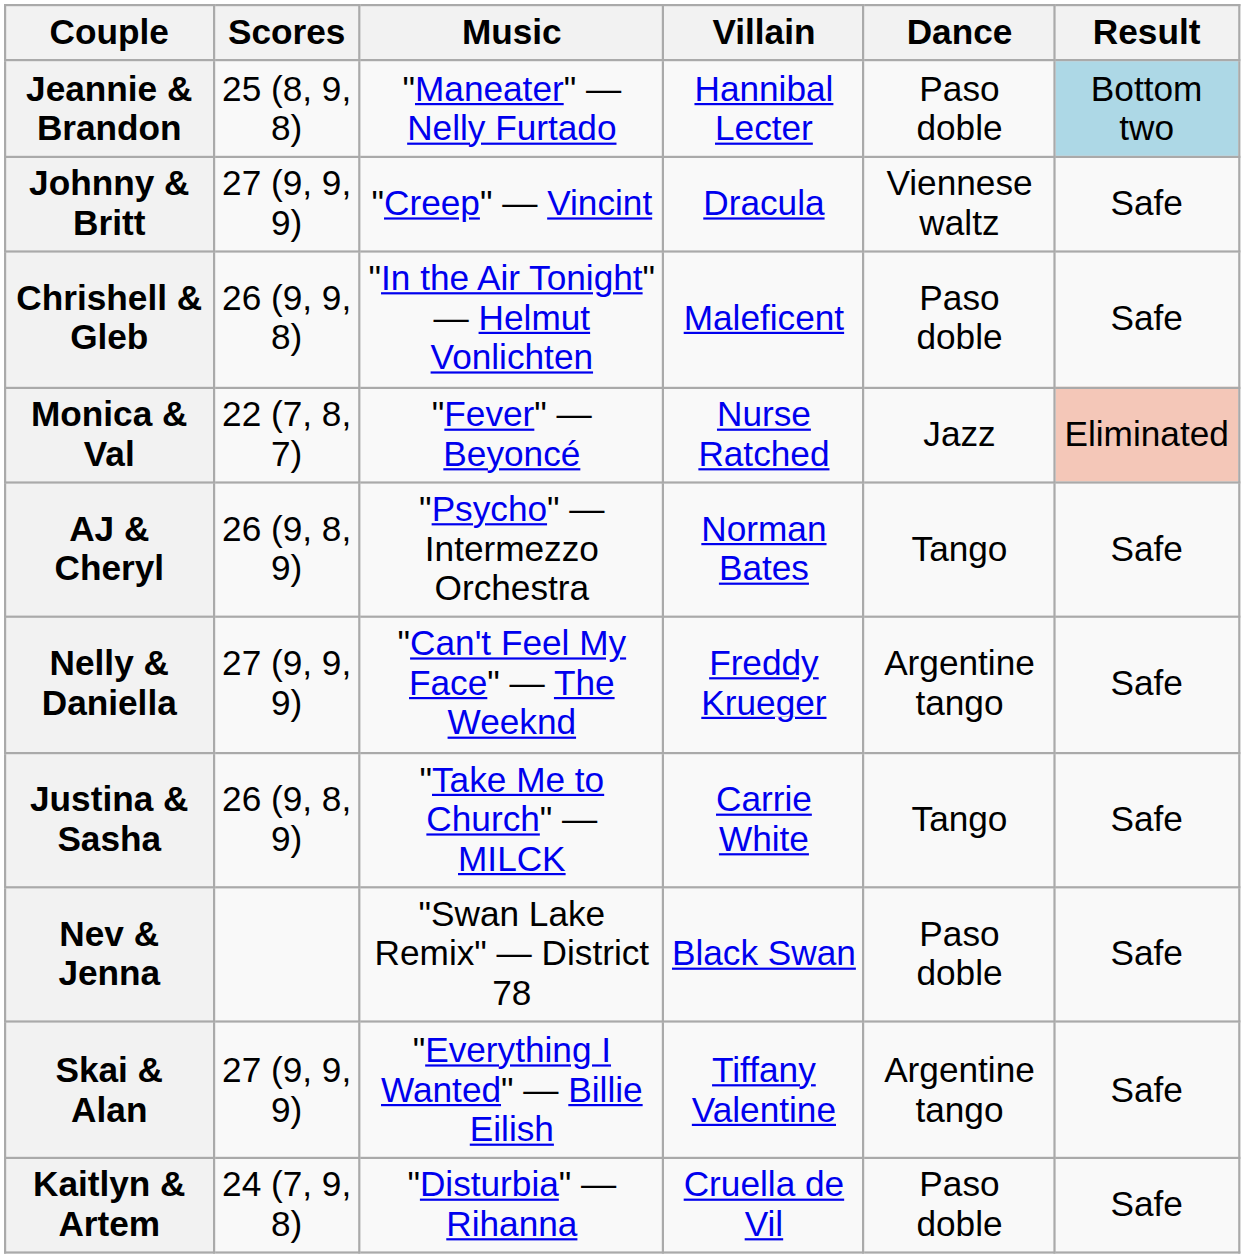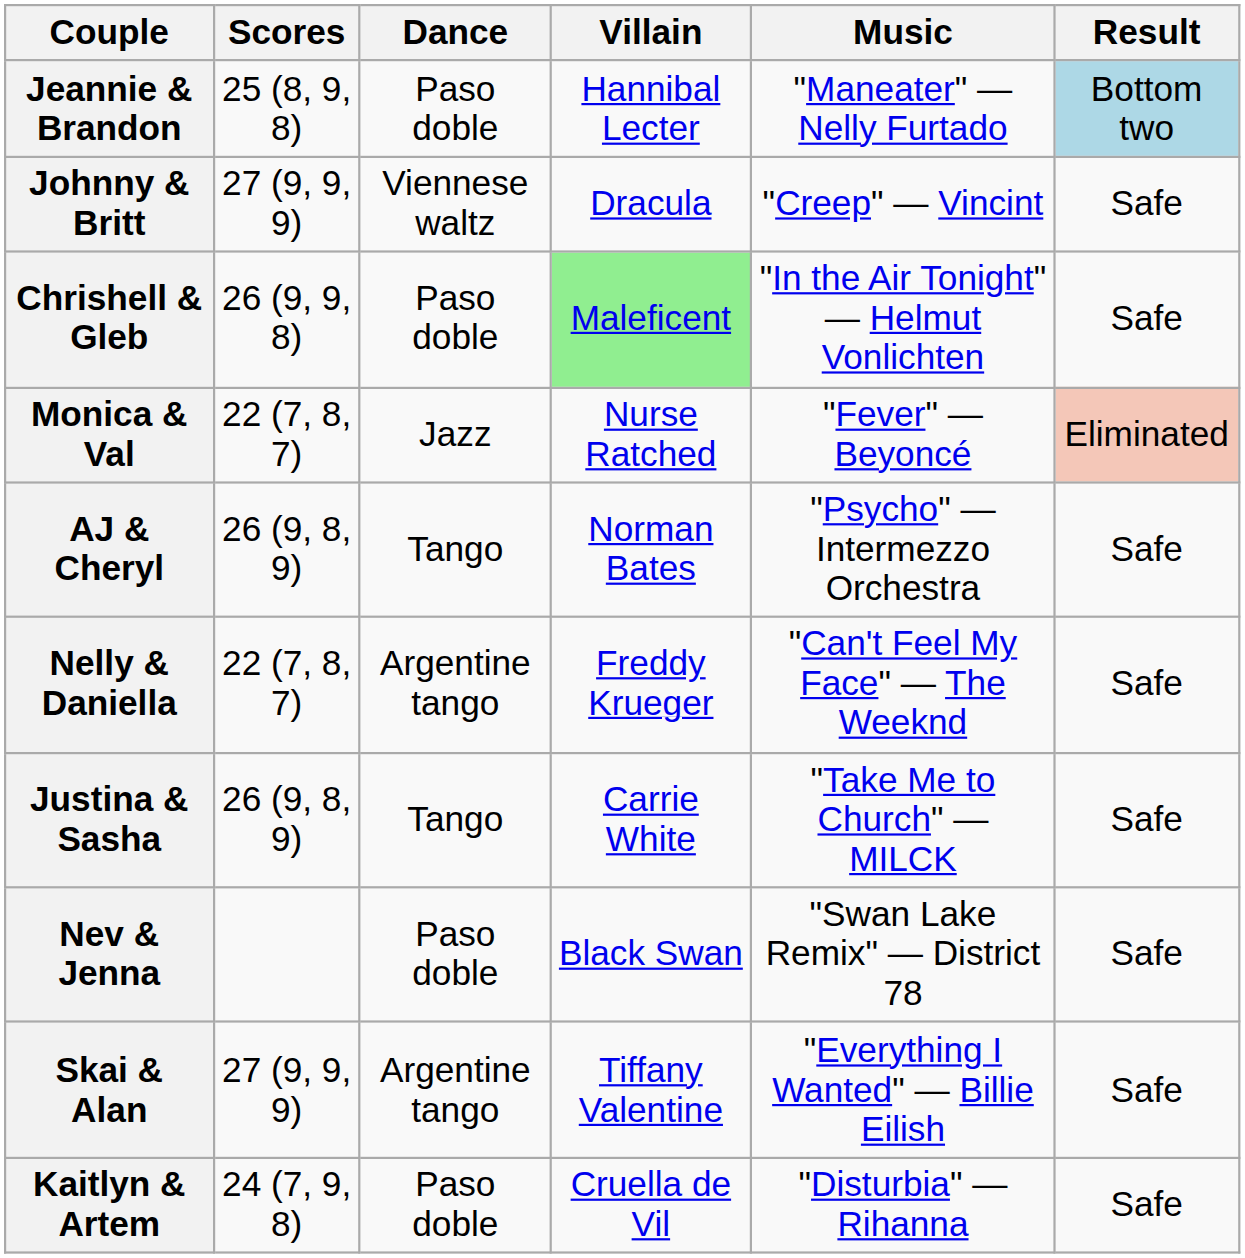columns swapped: (959, 32) <-> (512, 32)
(764, 318) no background -> (651, 318) lightgreen background
(287, 684) 27 (9, 9, 9) -> (287, 684) 22 (7, 8, 7)
